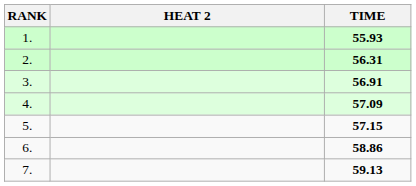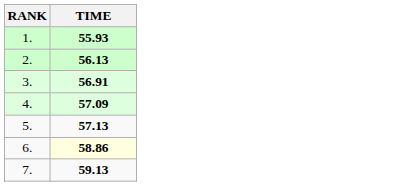- column: (187, 15)
(368, 60) 56.31 -> (93, 60) 56.13
(368, 126) 57.15 -> (93, 126) 57.13
(368, 148) no background -> (93, 148) lightyellow background
